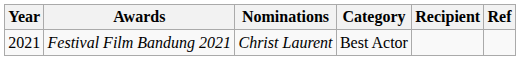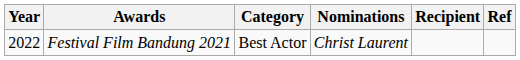columns swapped: (374, 17) <-> (286, 17)
(24, 42) 2021 -> (24, 42) 2022
